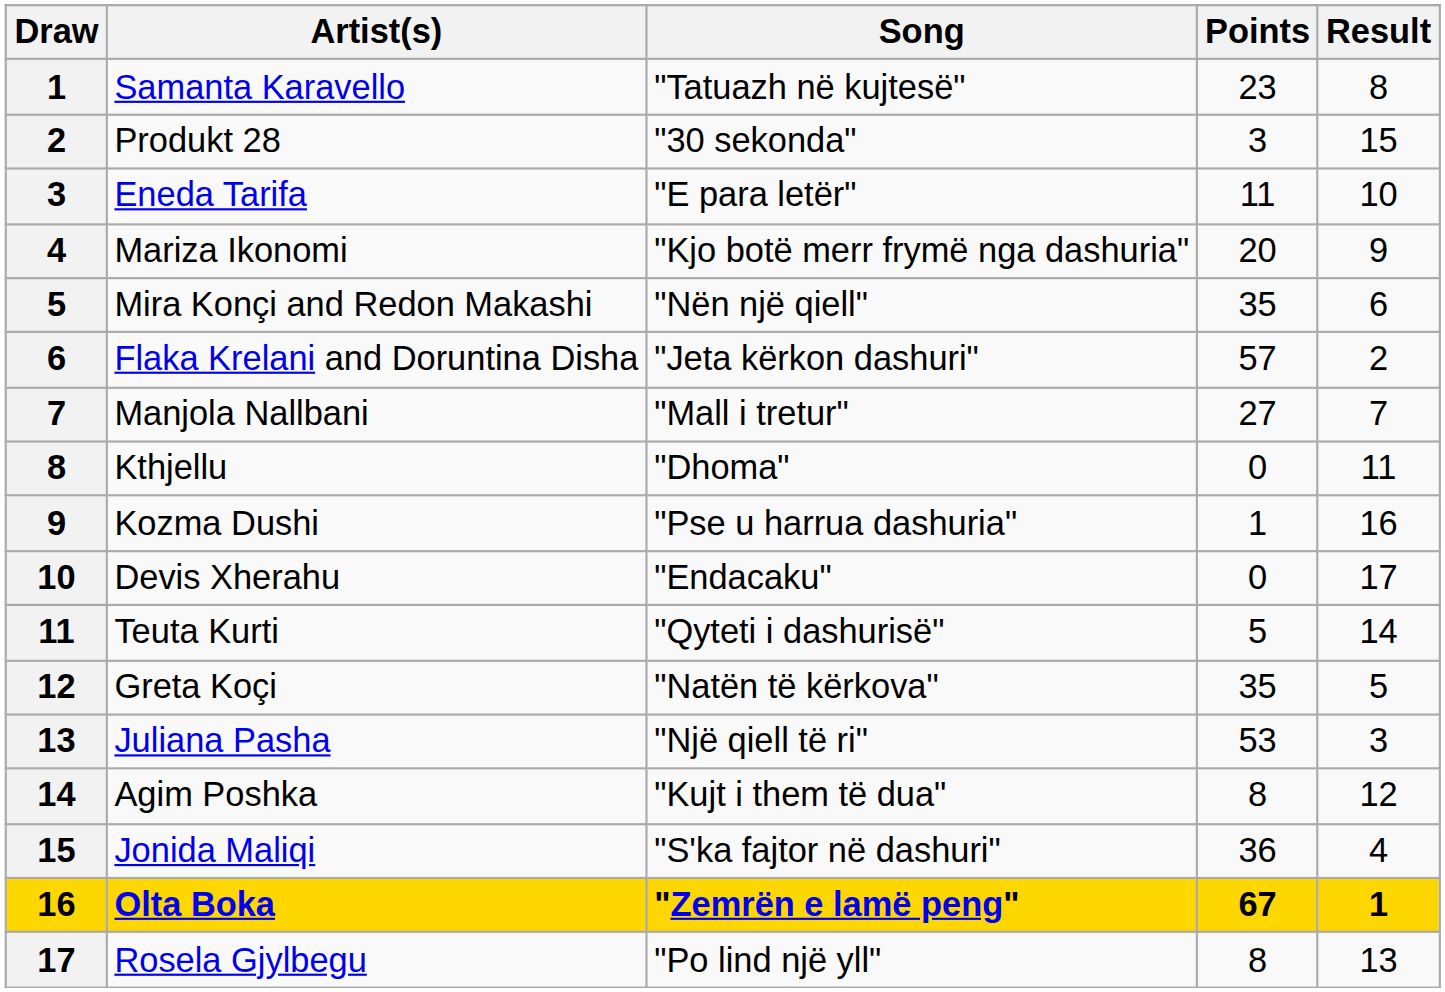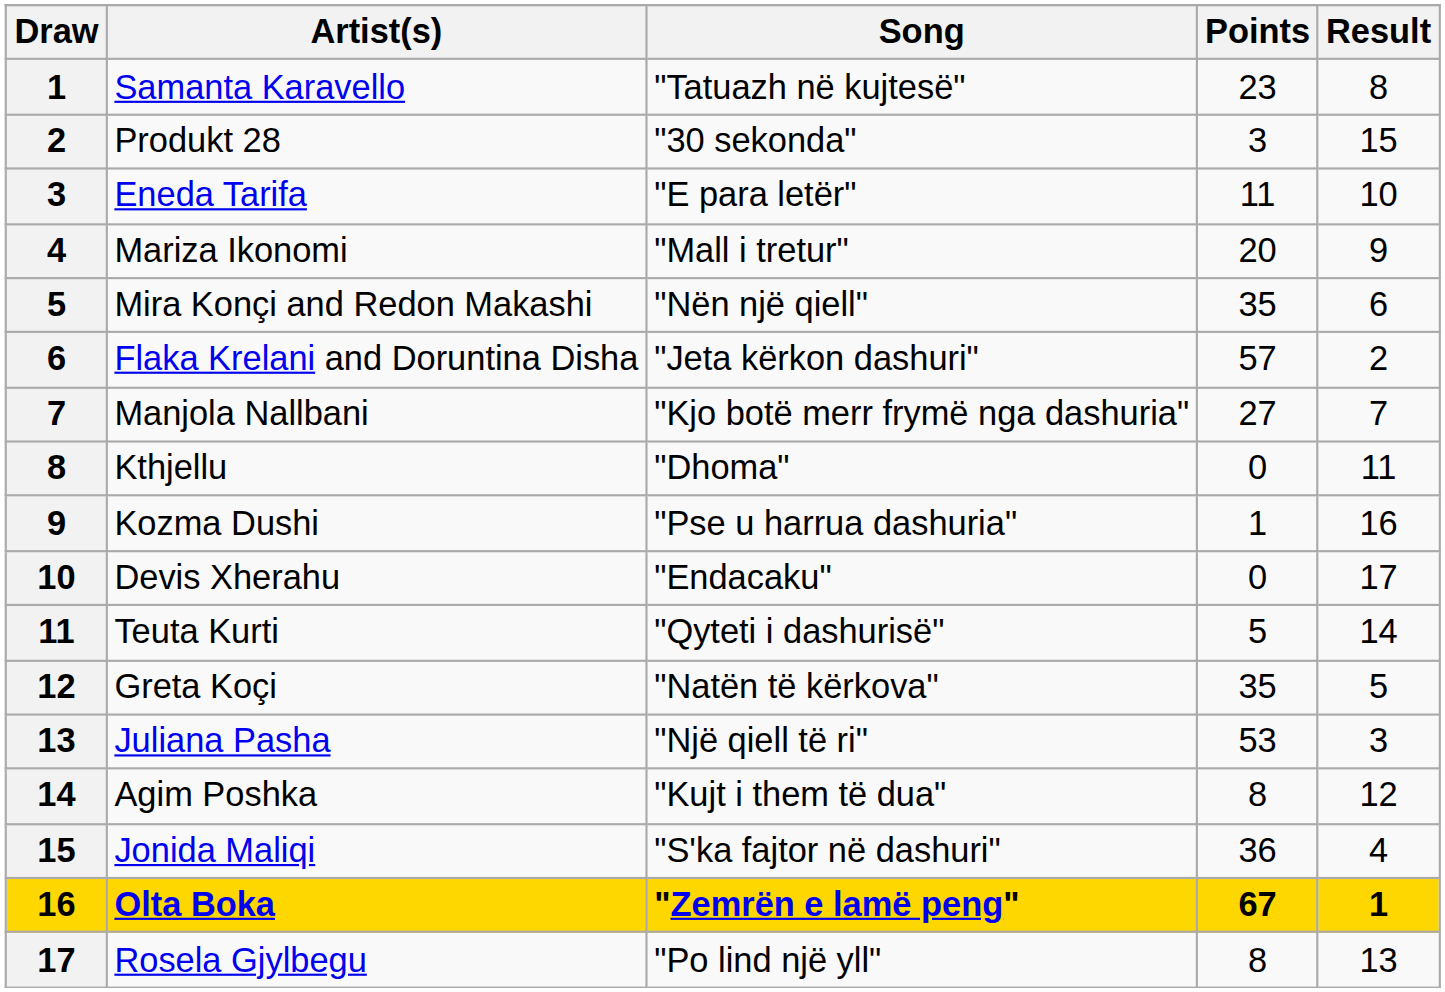(922, 250) "Kjo botë merr frymë nga dashuria" -> (751, 250) "Mall i tretur"
(751, 413) "Mall i tretur" -> (922, 413) "Kjo botë merr frymë nga dashuria"
